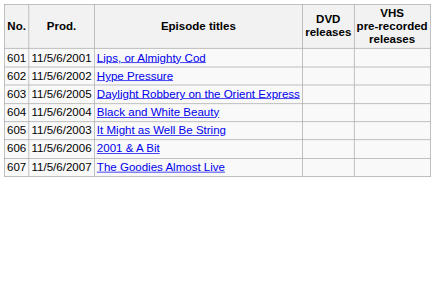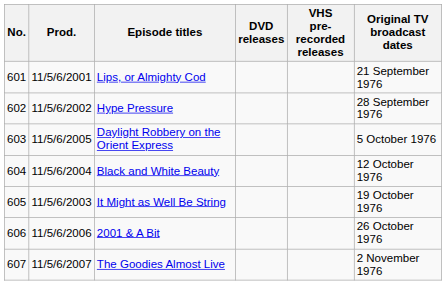+ column: (398, 33)
